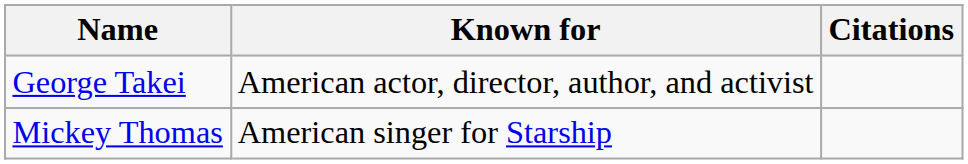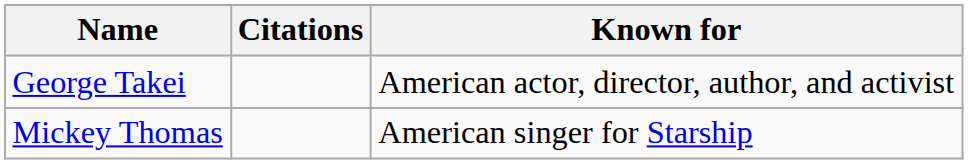columns swapped: (526, 30) <-> (891, 30)
